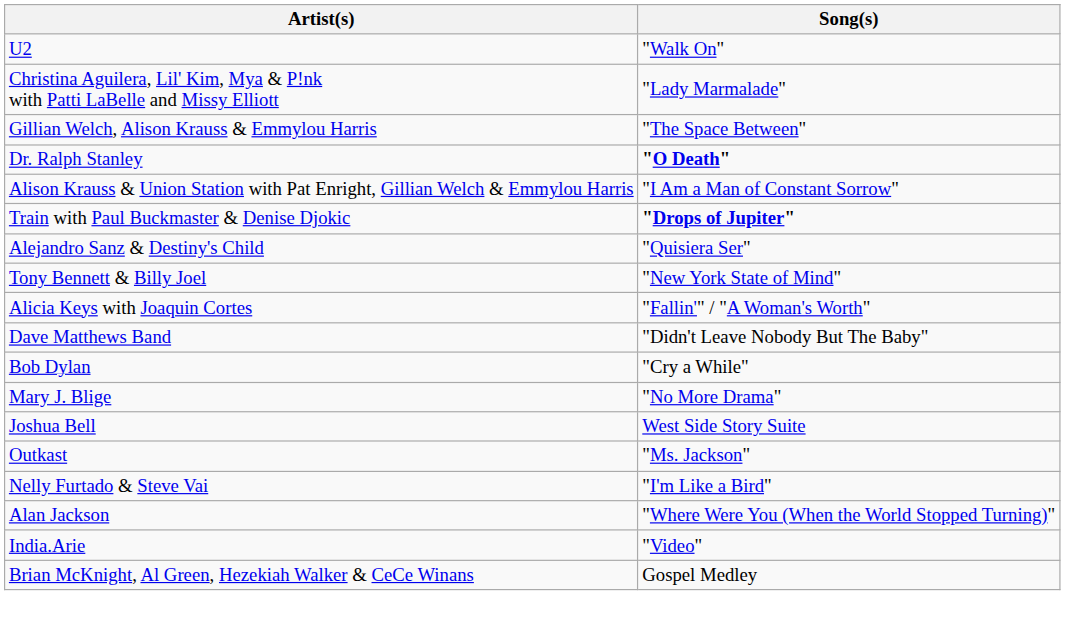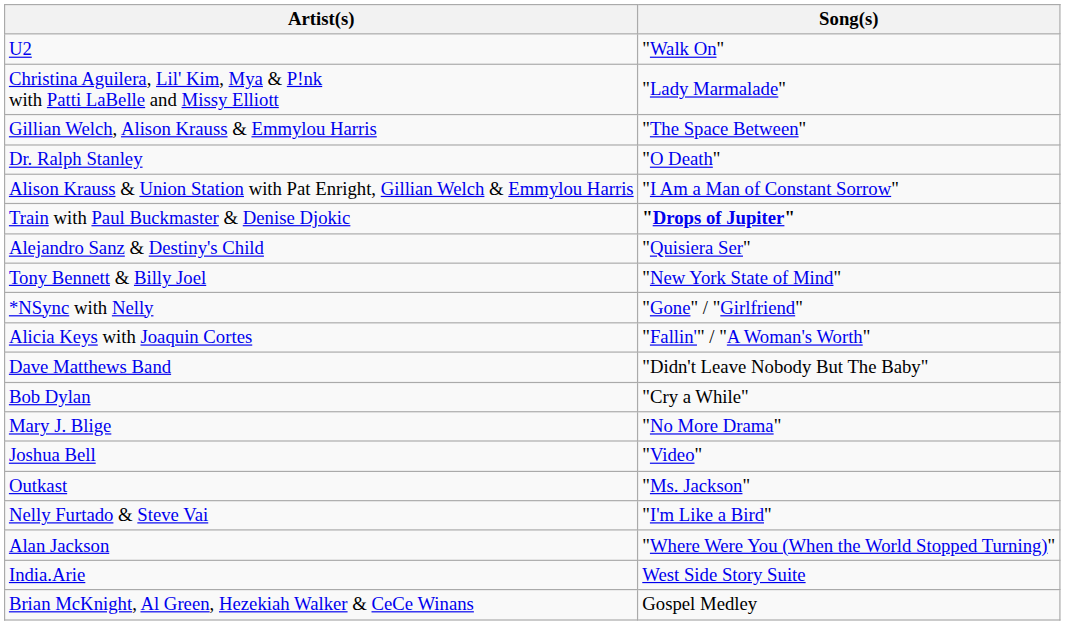(686, 159) bold -> (681, 159) normal
+ row: (81, 307)
(724, 426) West Side Story Suite -> (672, 456) "Video"
(672, 545) "Video" -> (724, 574) West Side Story Suite
